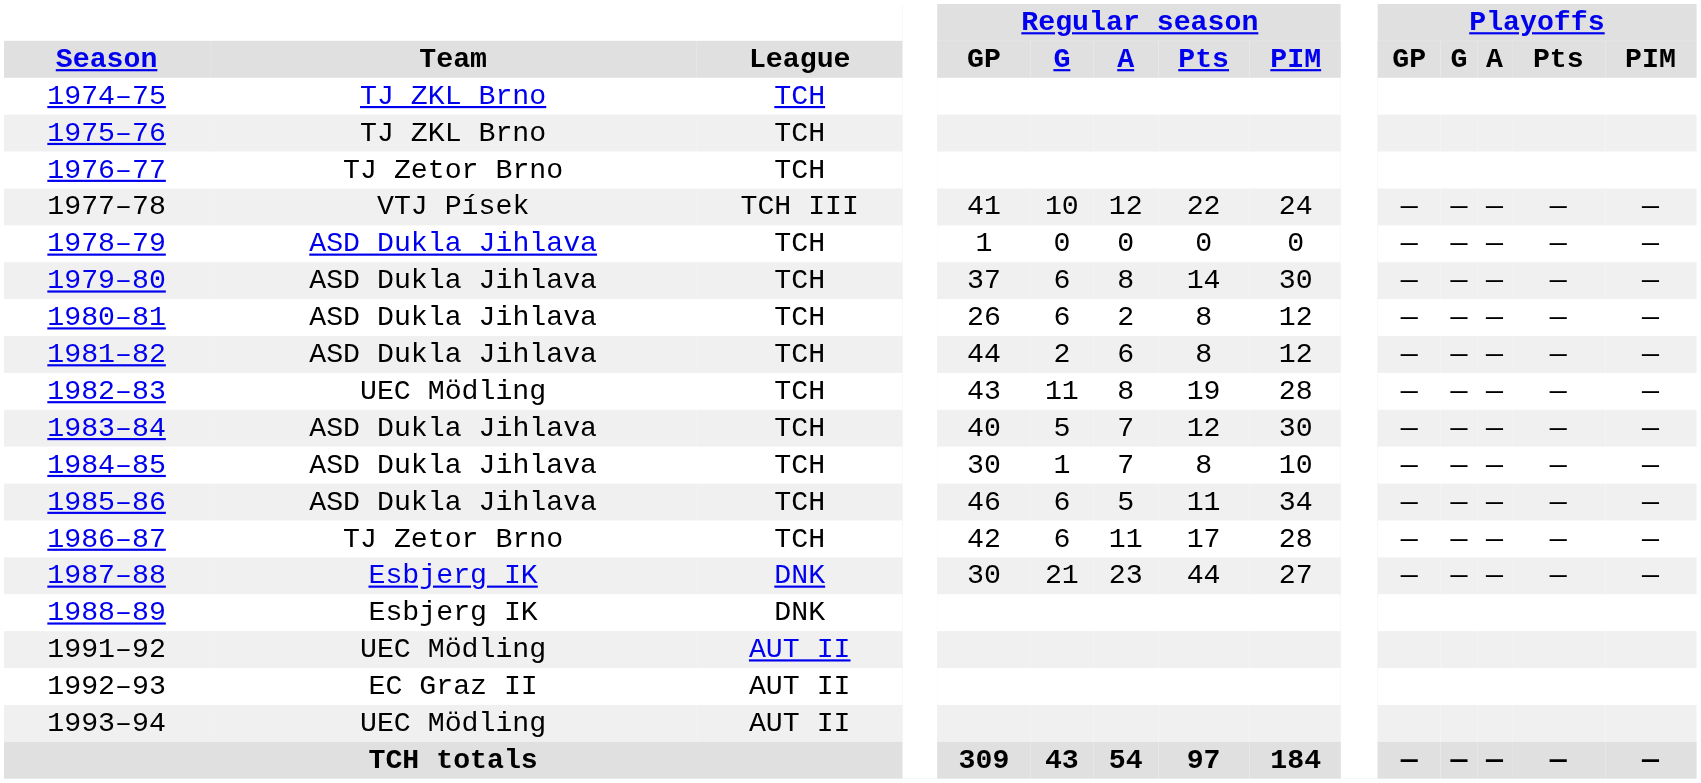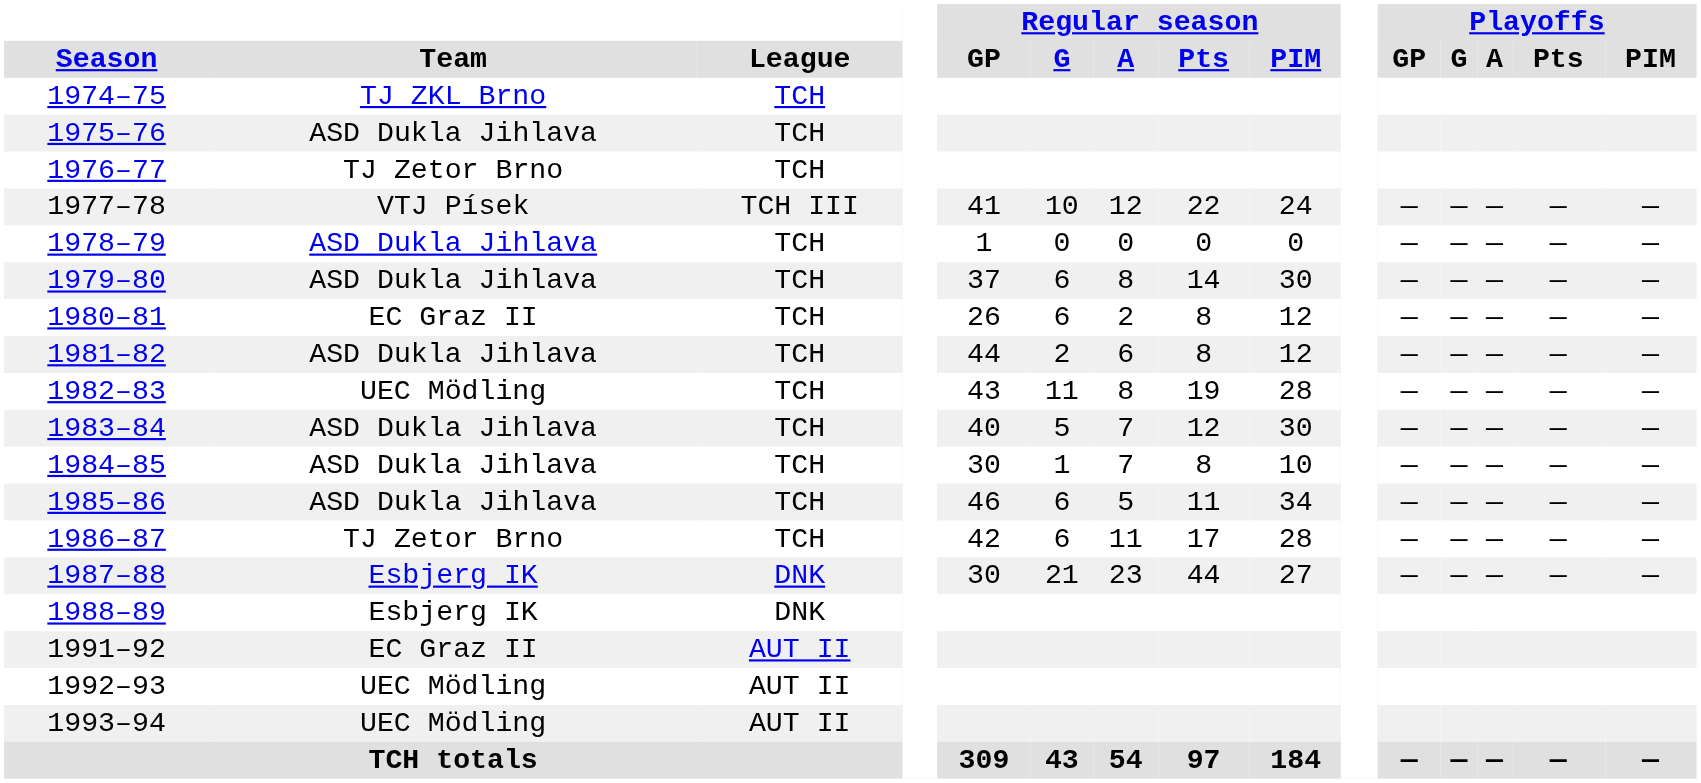(453, 133) TJ ZKL Brno -> (453, 133) ASD Dukla Jihlava
(453, 318) ASD Dukla Jihlava -> (453, 318) EC Graz II
(453, 650) UEC Mödling -> (453, 650) EC Graz II
(453, 686) EC Graz II -> (453, 686) UEC Mödling
